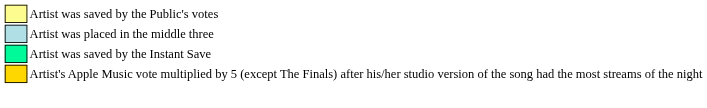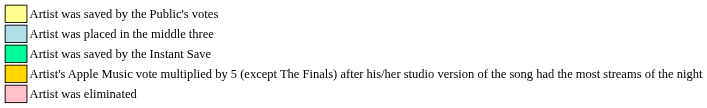+ row: (83, 93)
